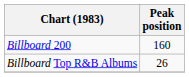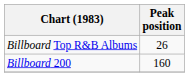rows swapped: (39, 44) <-> (72, 63)
